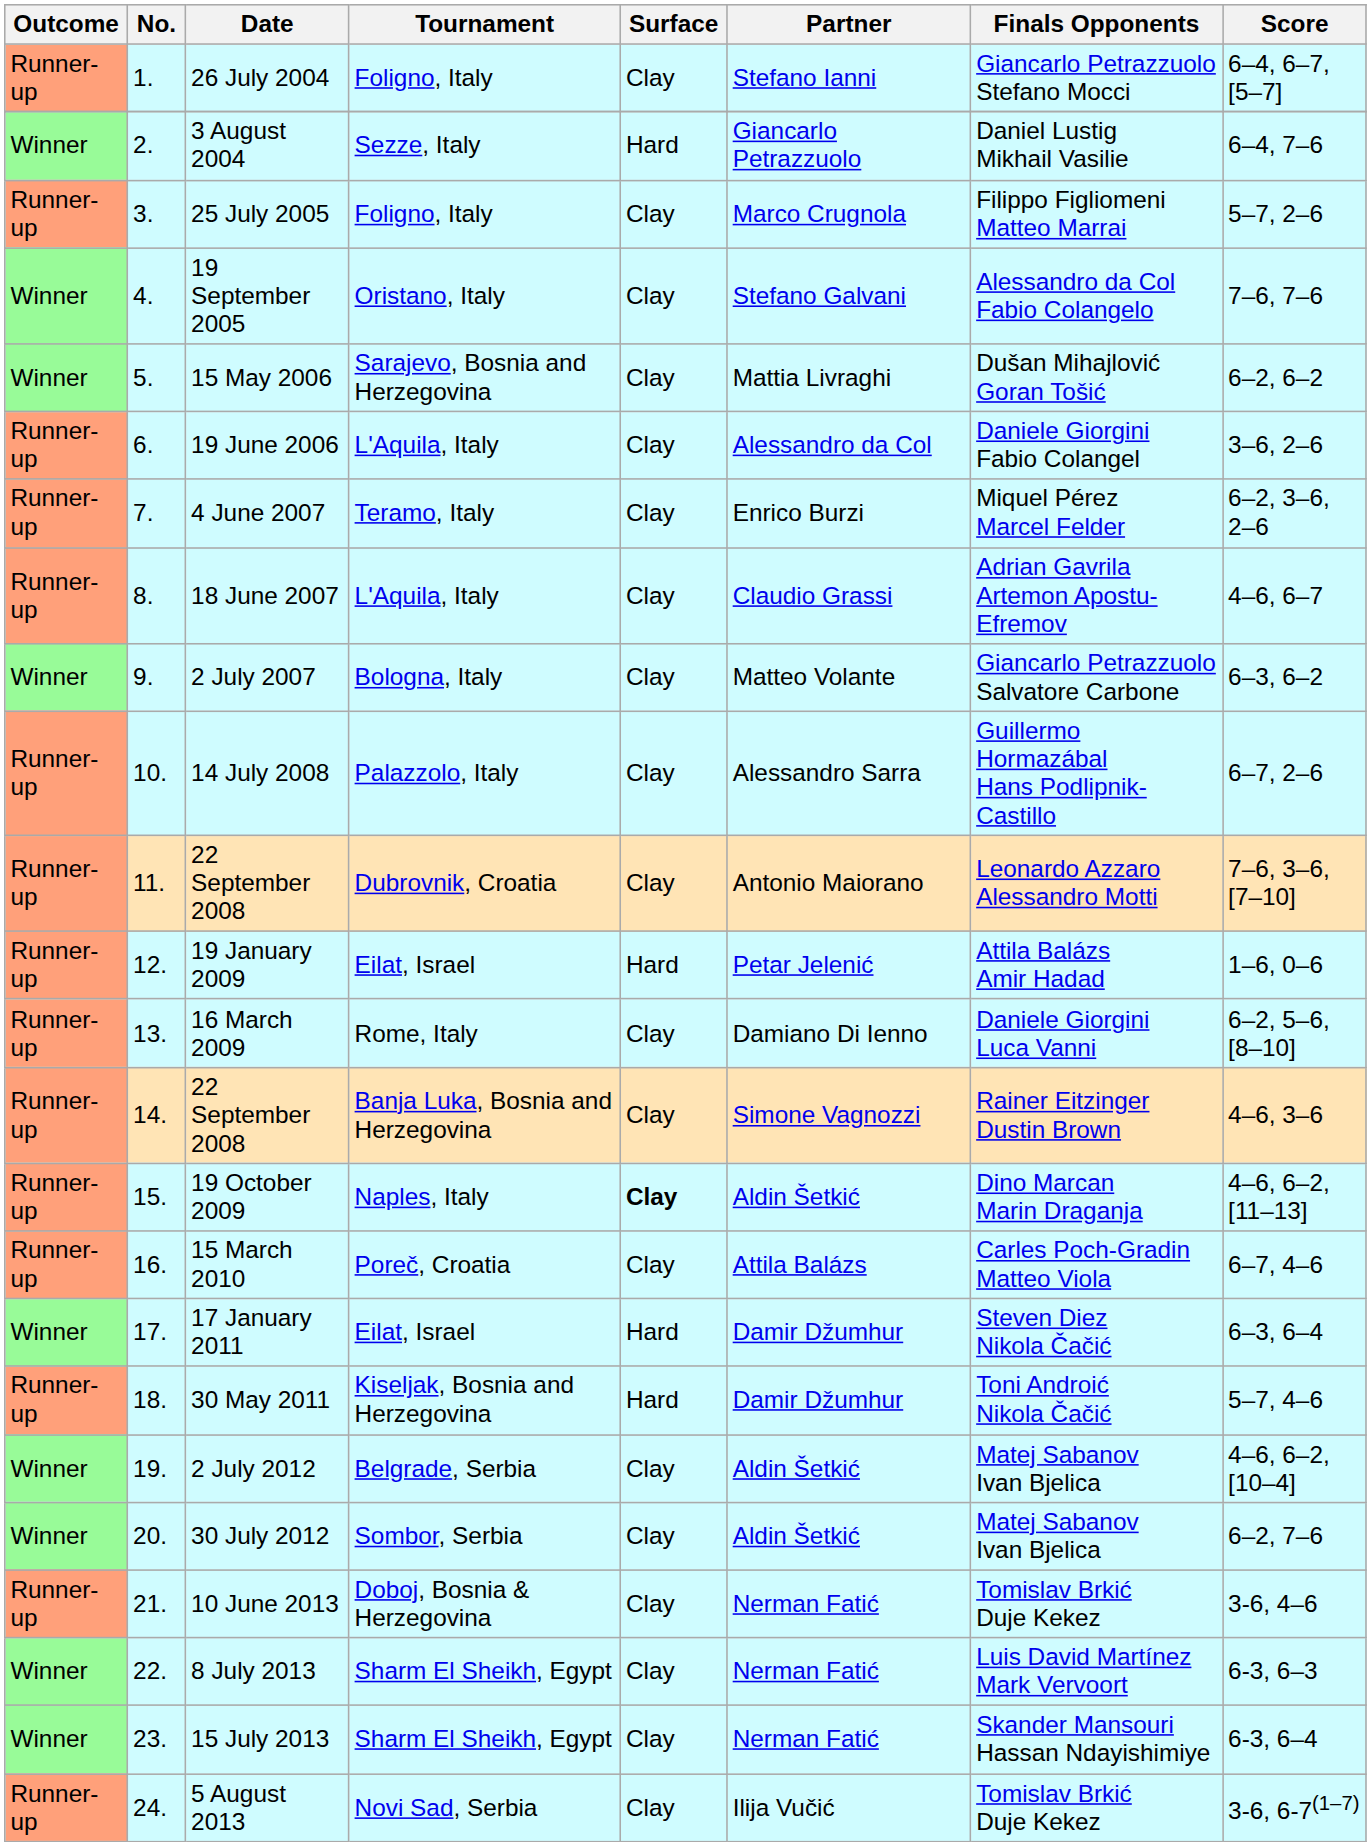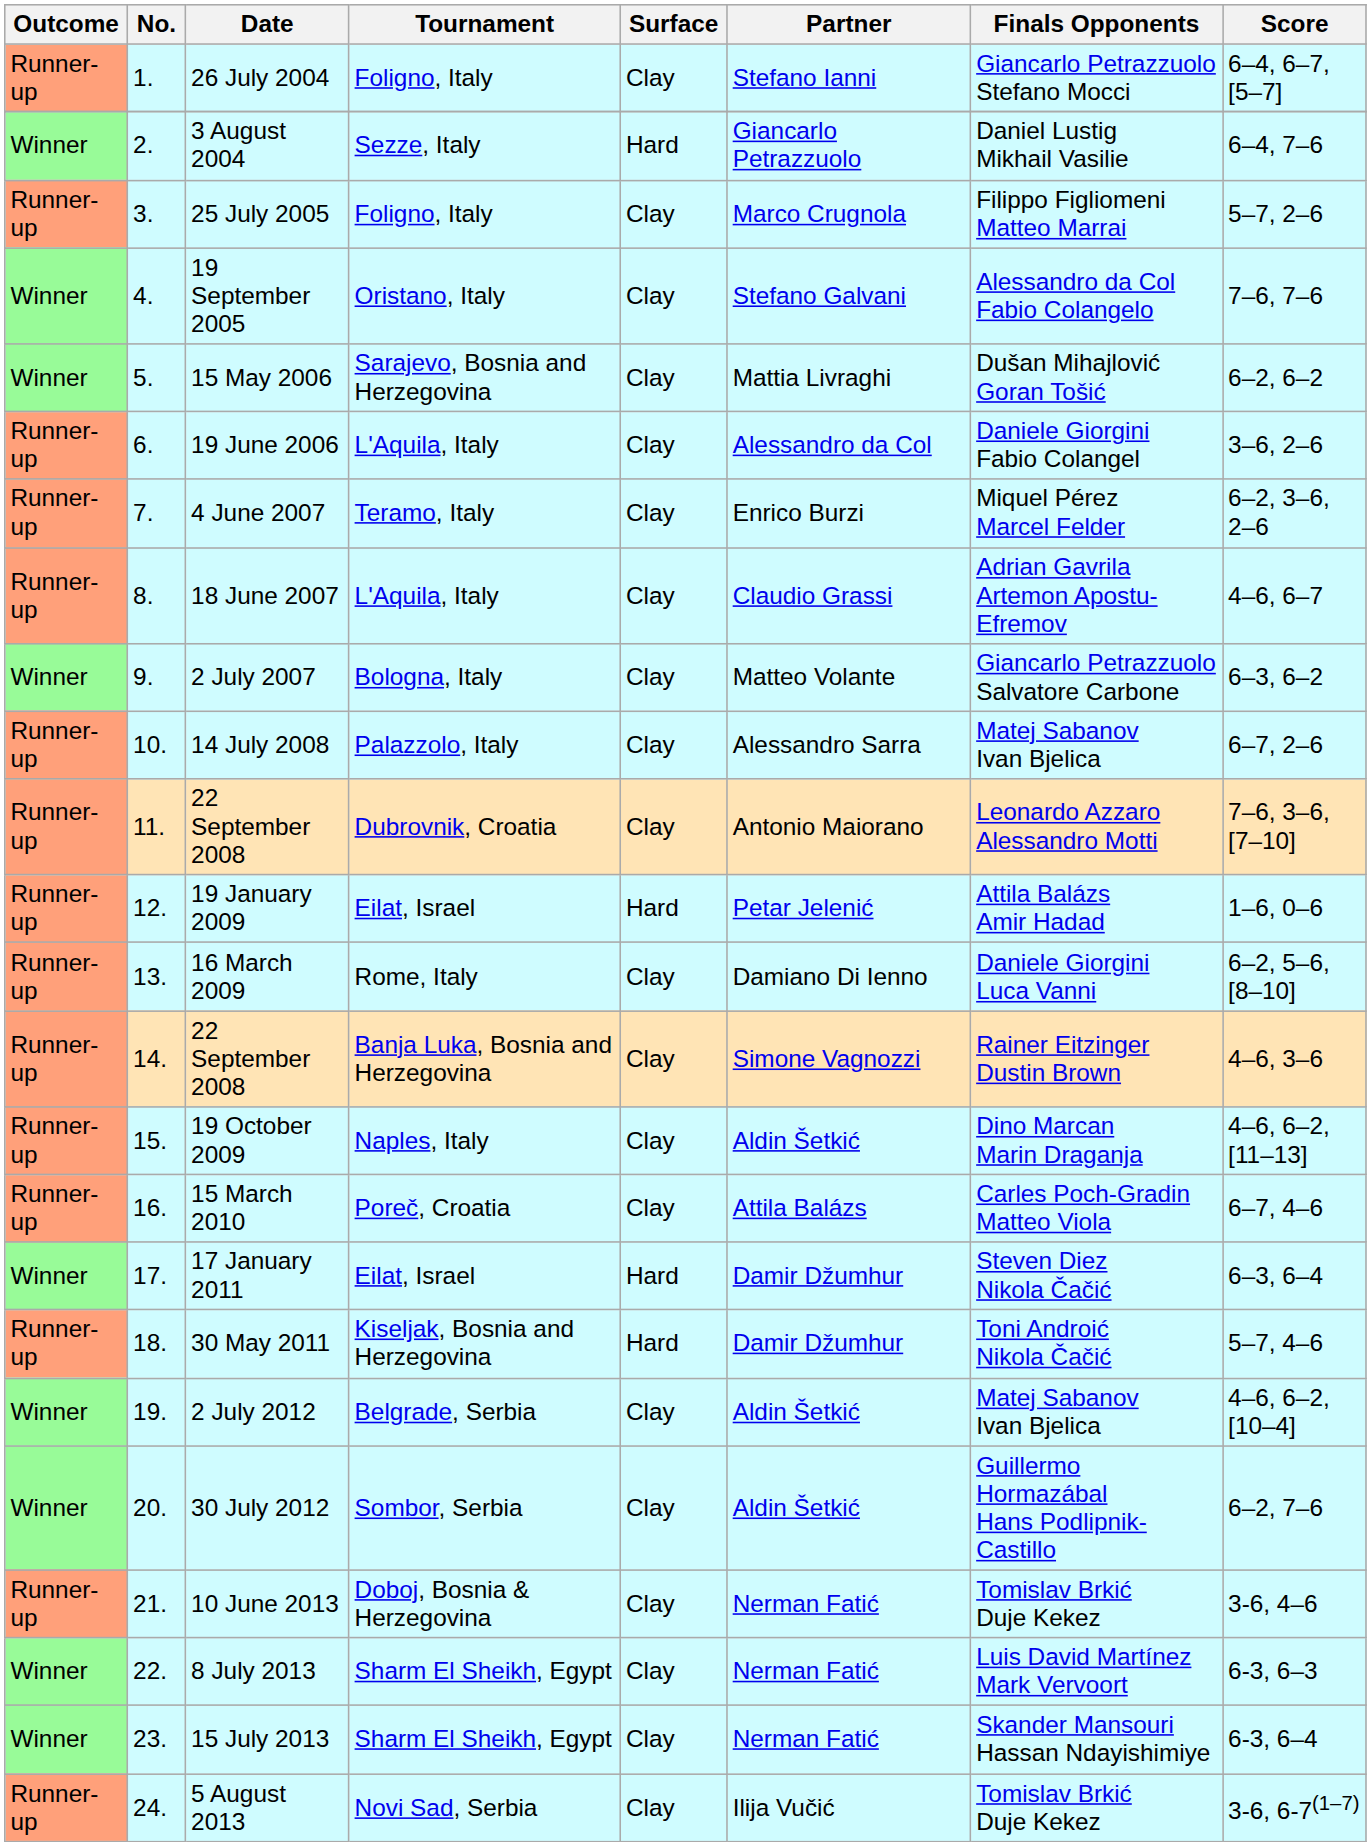(1061, 772) Guillermo Hormazábal Hans Podlipnik-Castillo -> (1057, 744) Matej Sabanov Ivan Bjelica
(652, 1196) bold -> (650, 1139) normal
(1057, 1535) Matej Sabanov Ivan Bjelica -> (1061, 1507) Guillermo Hormazábal Hans Podlipnik-Castillo
